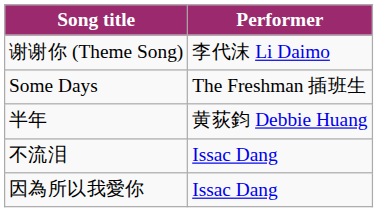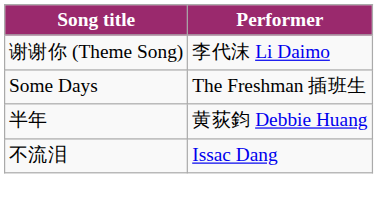- row: (77, 189)
